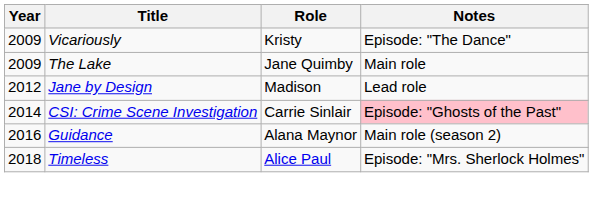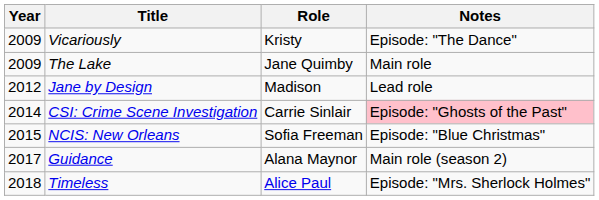+ row: (114, 135)
(25, 135) 2016 -> (25, 159) 2017
